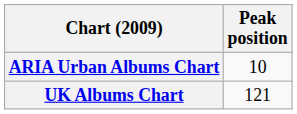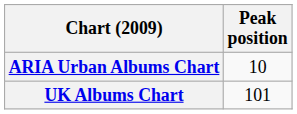(258, 94) 121 -> (258, 94) 101
